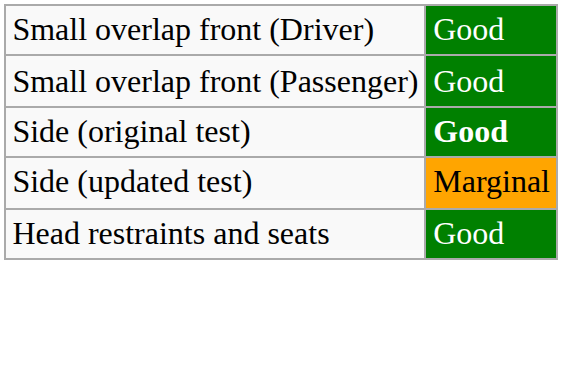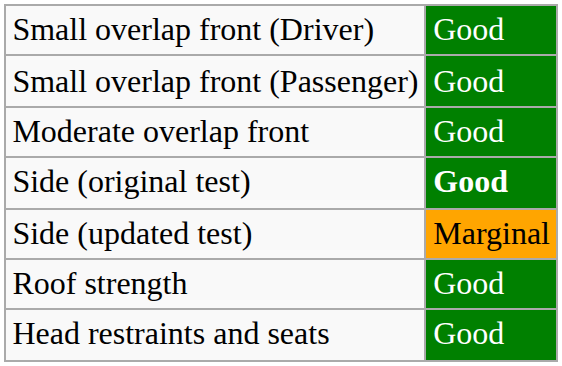+ row: (161, 131)
+ row: (100, 283)
